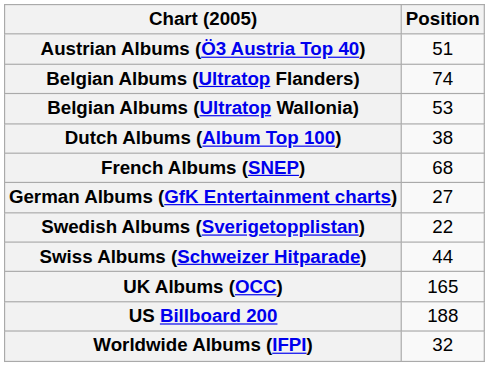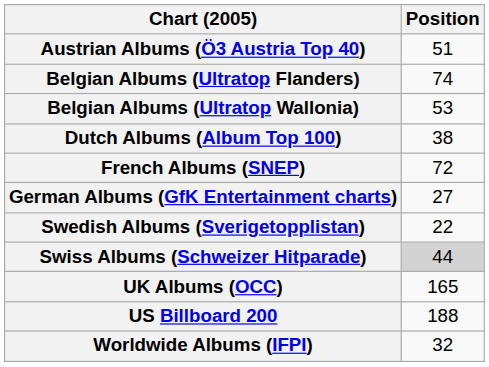(443, 167) 68 -> (443, 167) 72
(443, 256) no background -> (443, 256) lightgrey background
